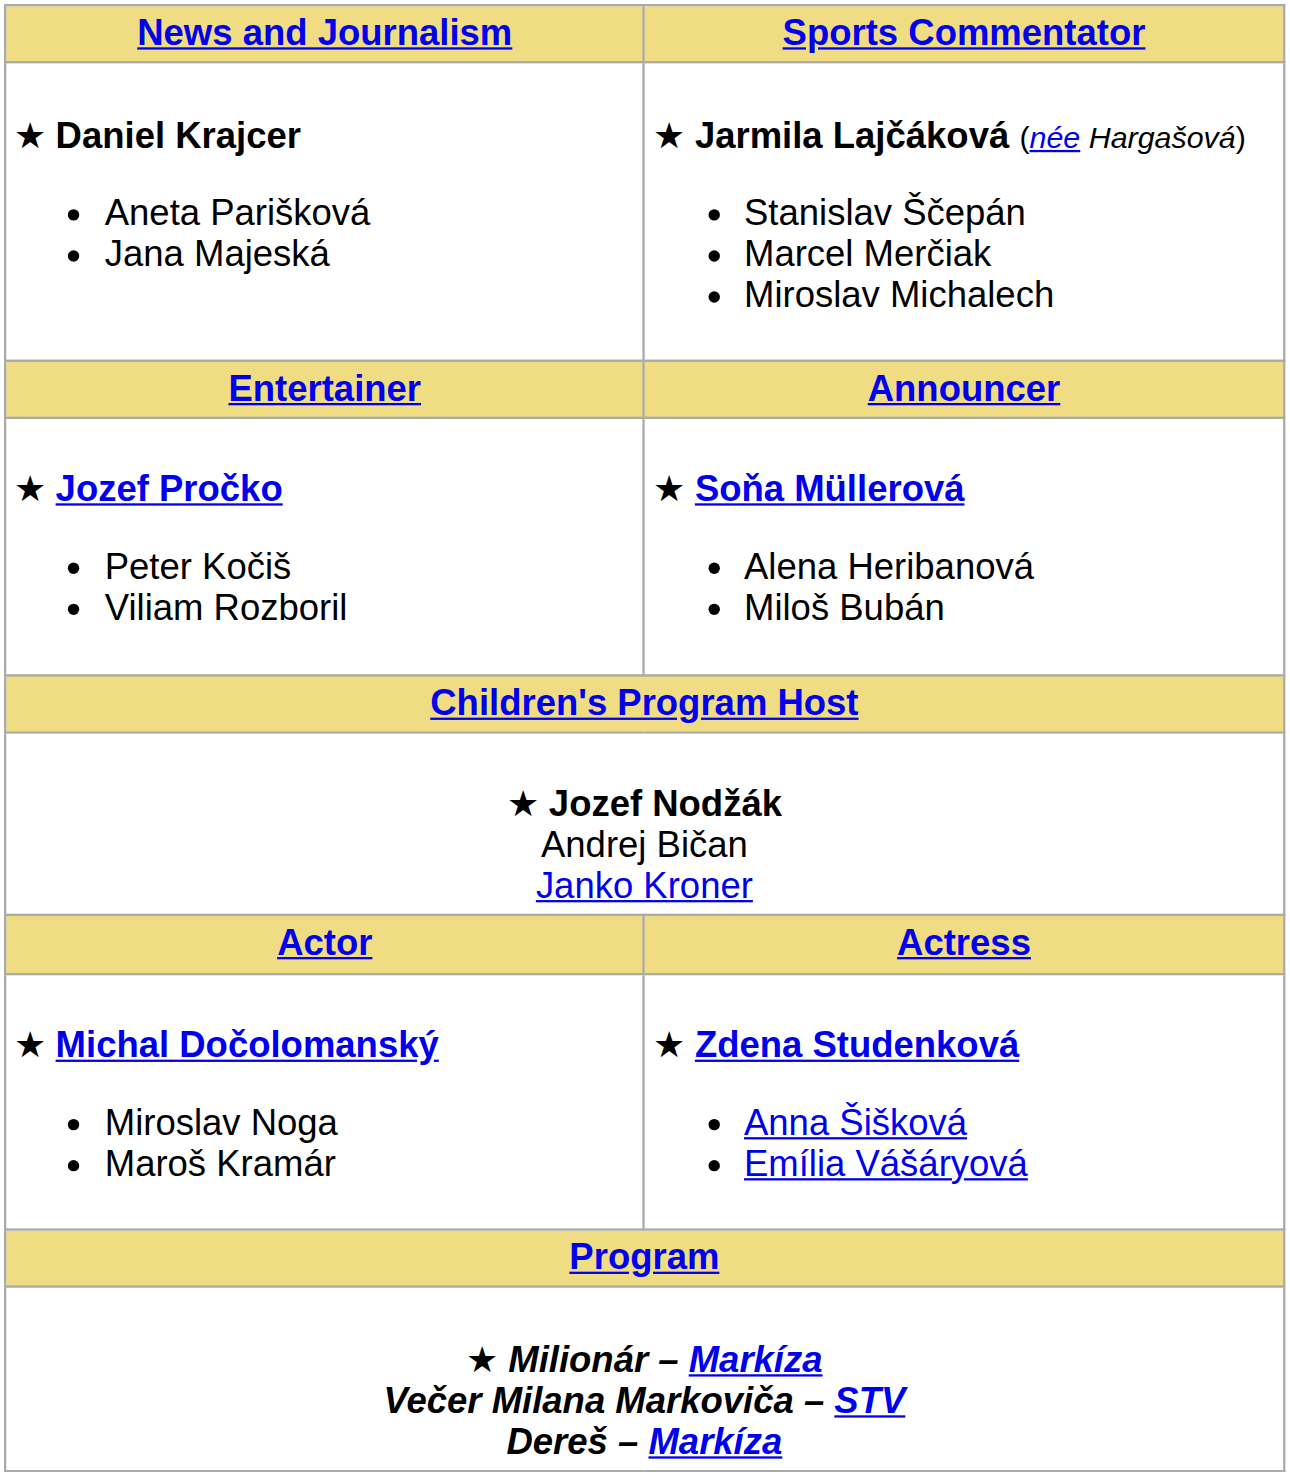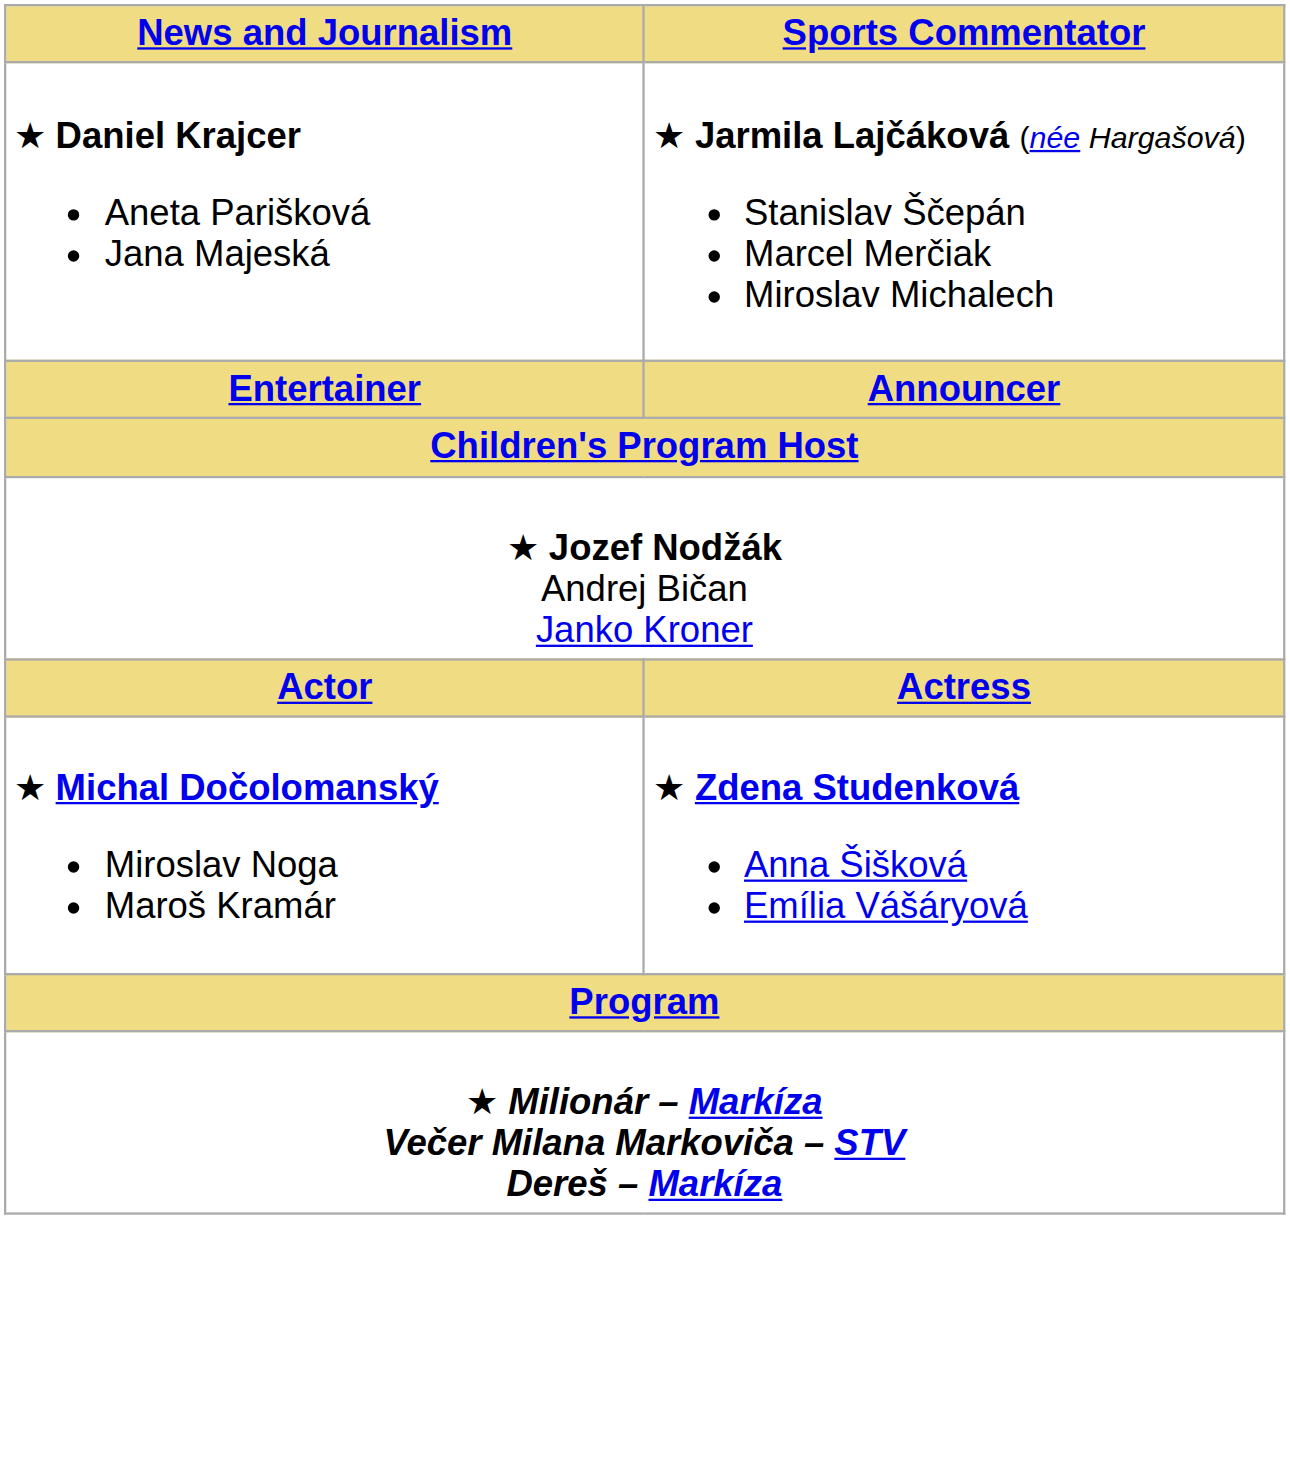- row: (325, 550)
